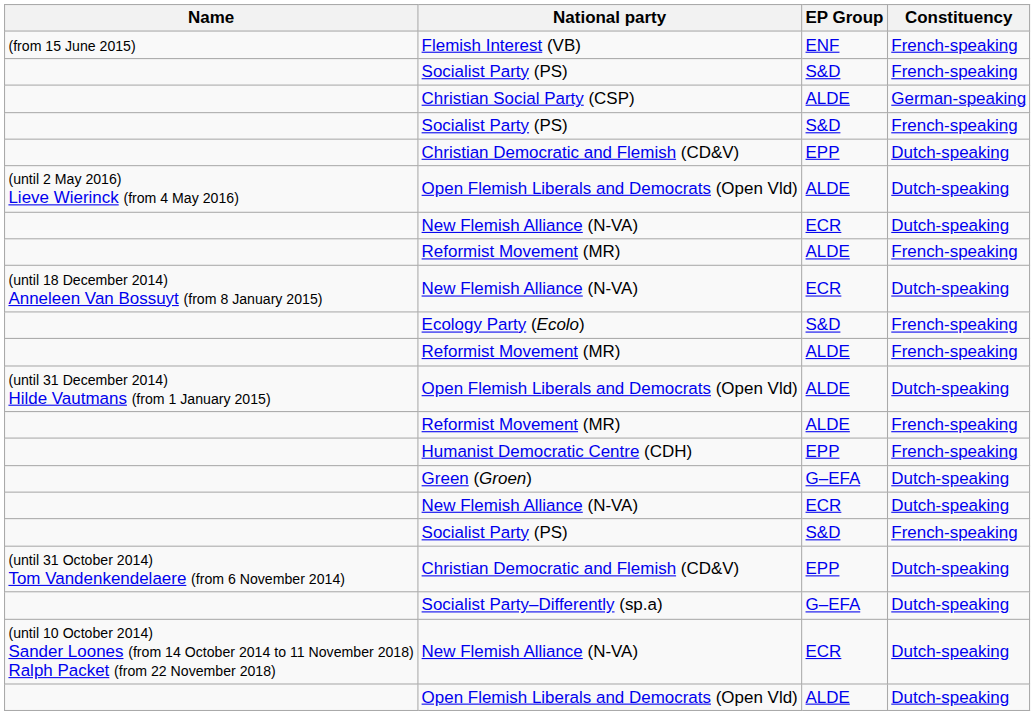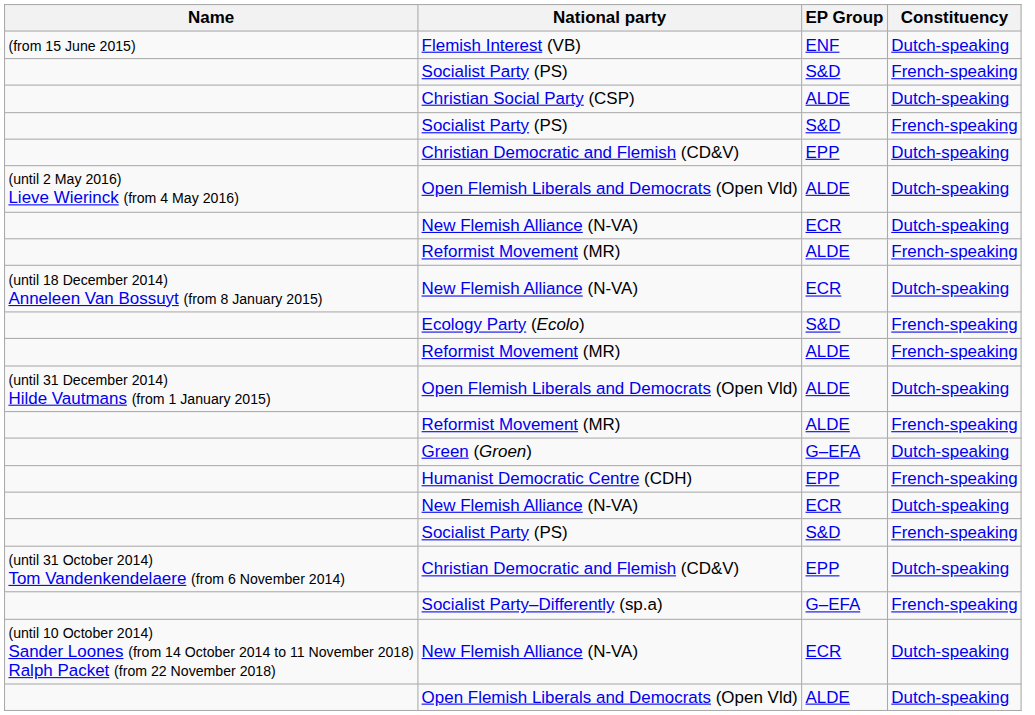(954, 44) French-speaking -> (950, 44) Dutch-speaking
(959, 98) German-speaking -> (950, 98) Dutch-speaking
rows swapped: (211, 452) <-> (211, 479)
(950, 605) Dutch-speaking -> (954, 605) French-speaking
